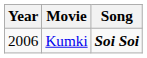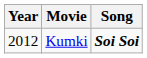(23, 40) 2006 -> (23, 40) 2012
